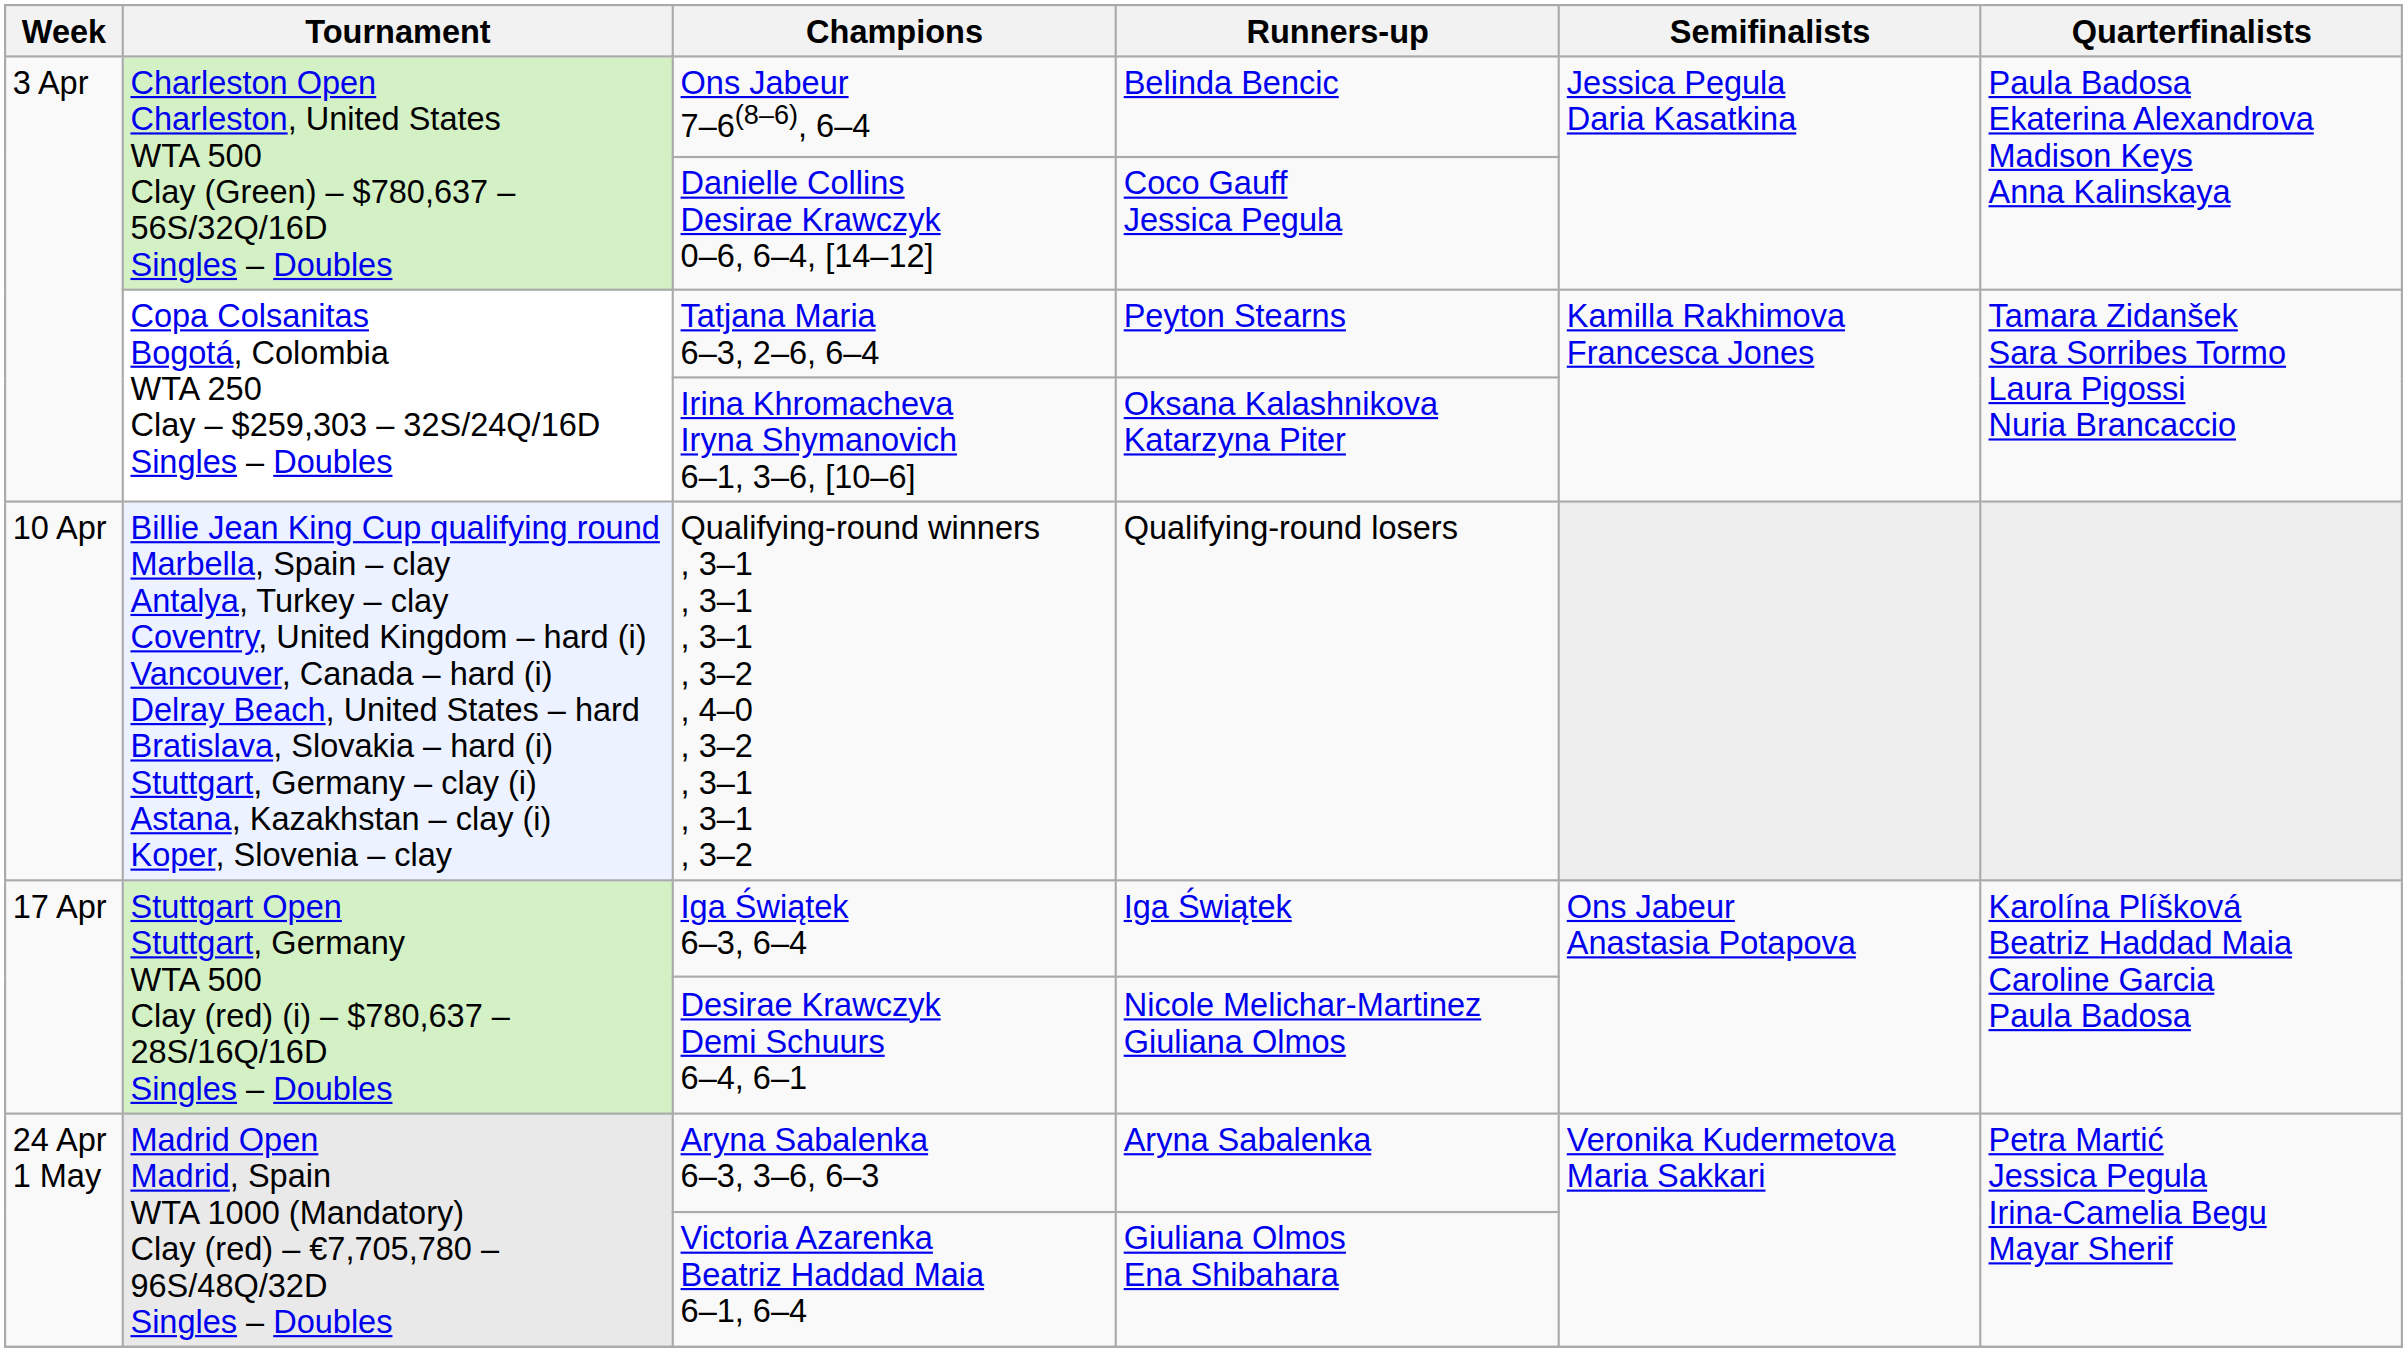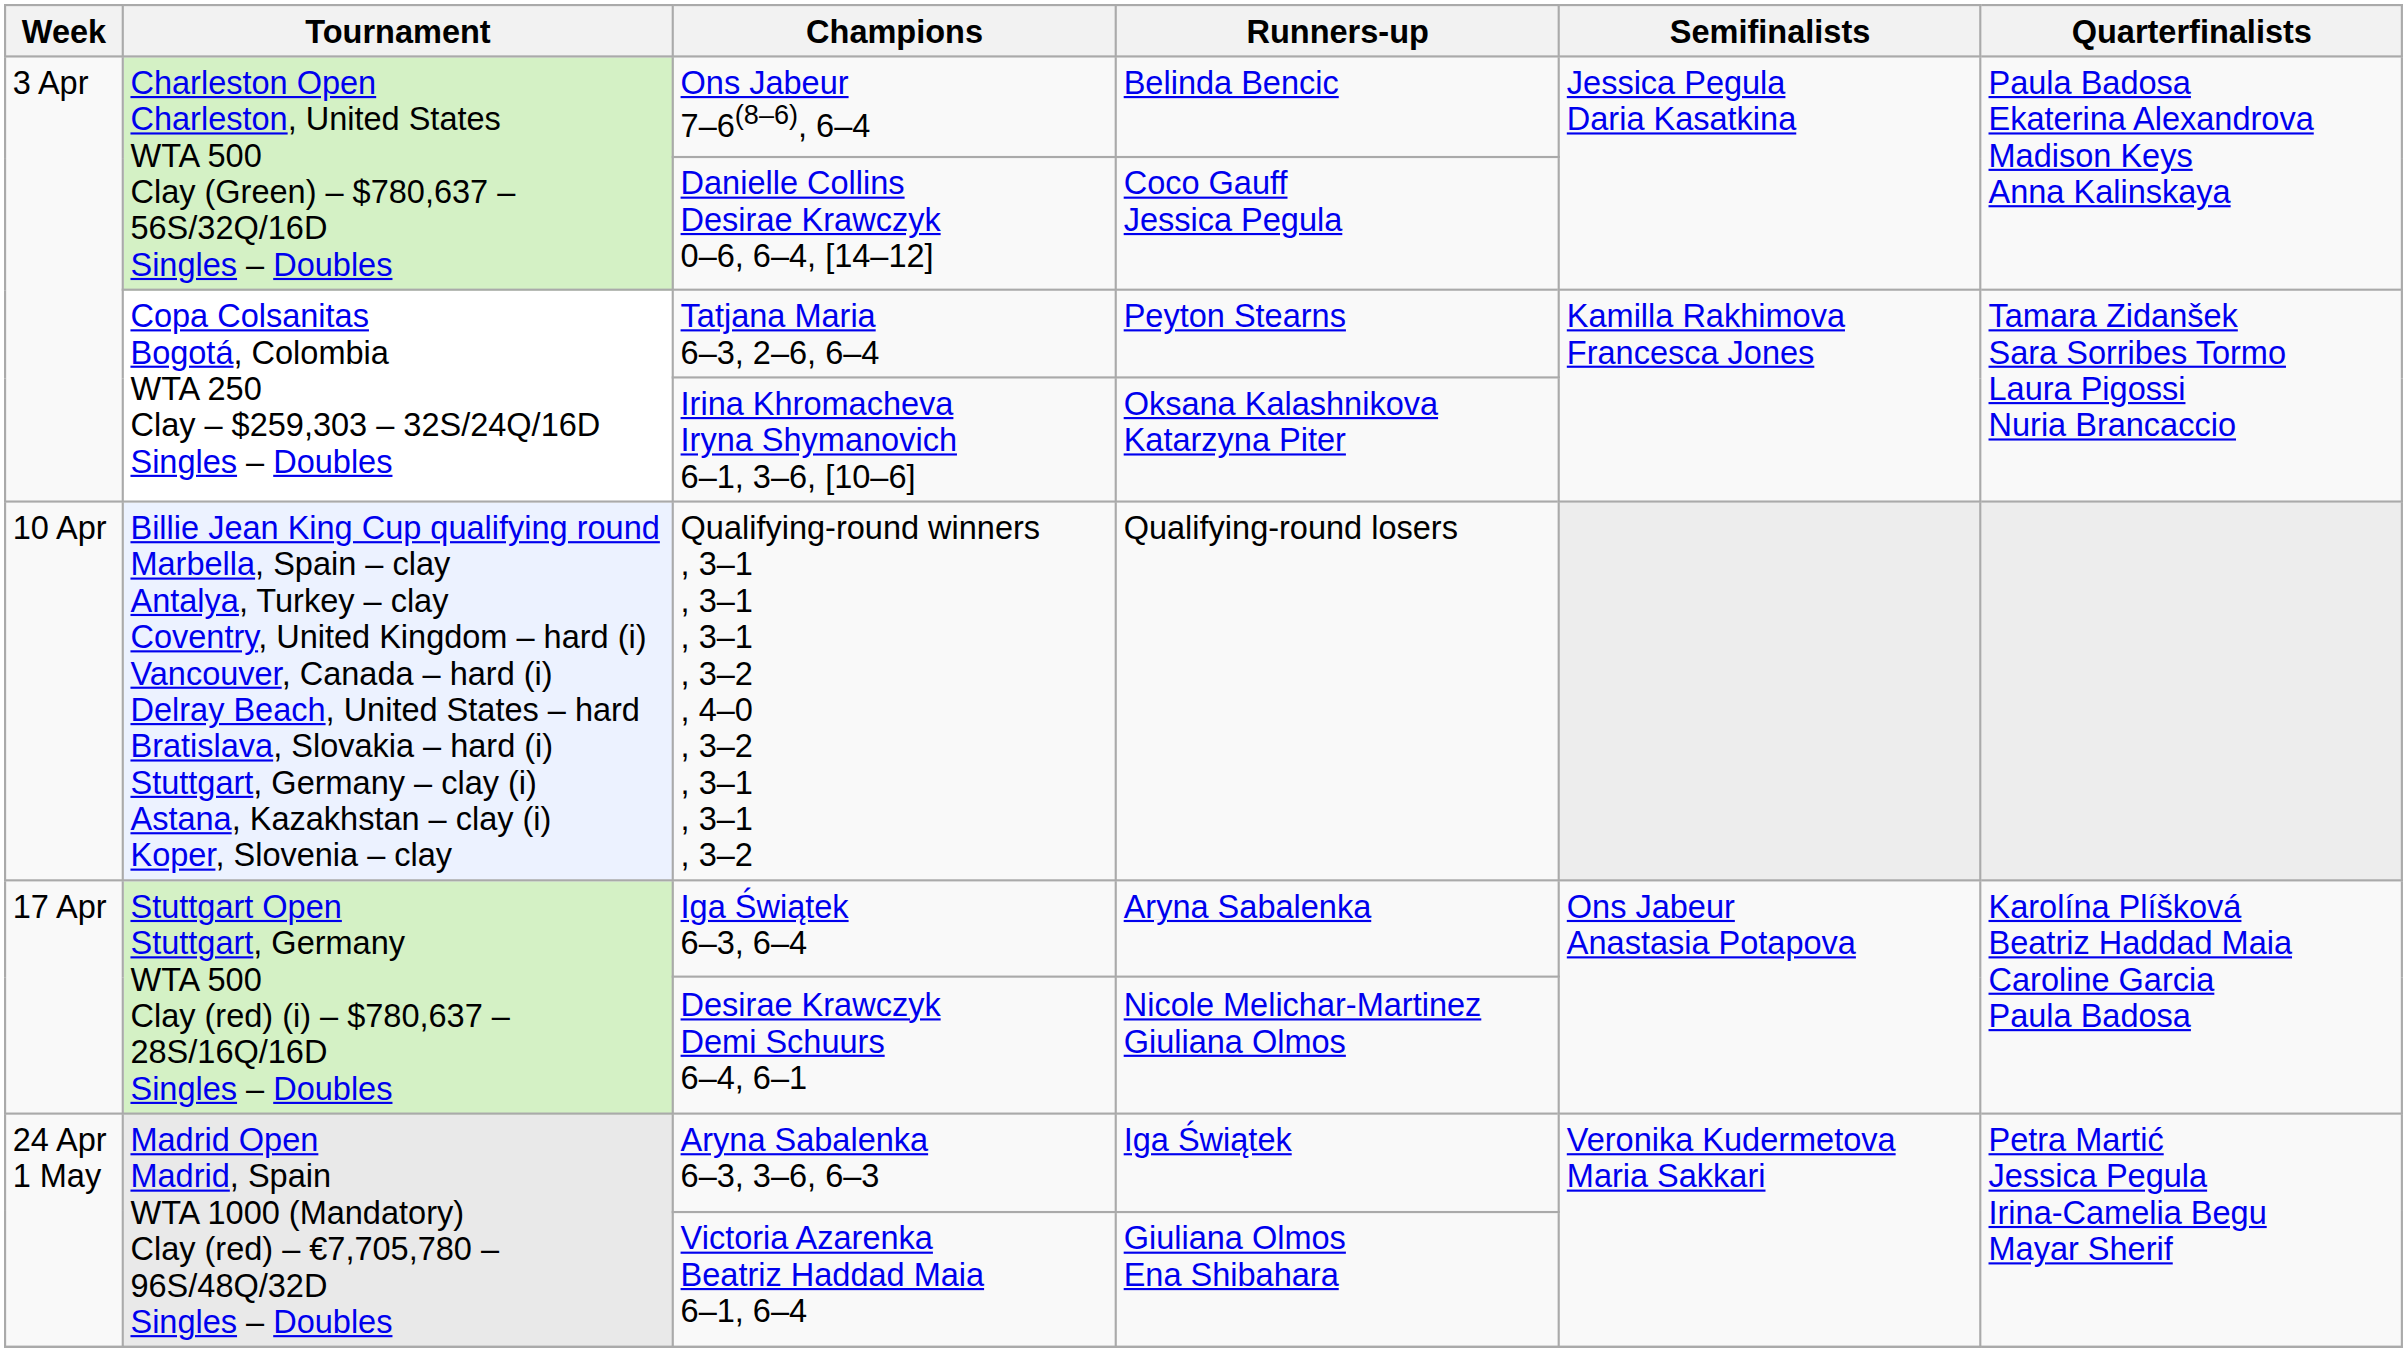(1208, 907) Iga Świątek -> (1247, 907) Aryna Sabalenka
(1247, 1140) Aryna Sabalenka -> (1208, 1140) Iga Świątek
